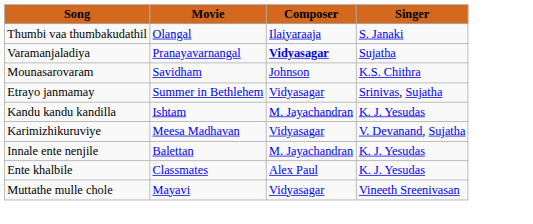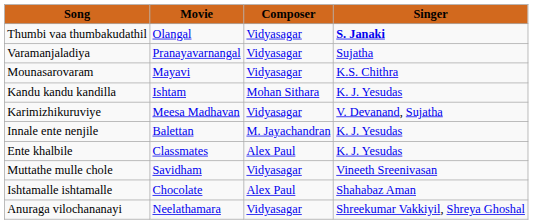(295, 33) Ilaiyaraaja -> (274, 33) Vidyasagar
(381, 33) normal -> (361, 33) bold
(299, 53) bold -> (274, 53) normal
(177, 72) Savidham -> (171, 72) Mayavi
(289, 72) Johnson -> (274, 72) Vidyasagar
- row: (51, 92)
(311, 111) M. Jayachandran -> (283, 92) Mohan Sithara
(171, 190) Mayavi -> (177, 170) Savidham
+ row: (60, 190)
+ row: (65, 209)
